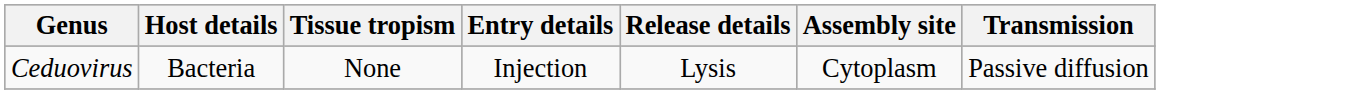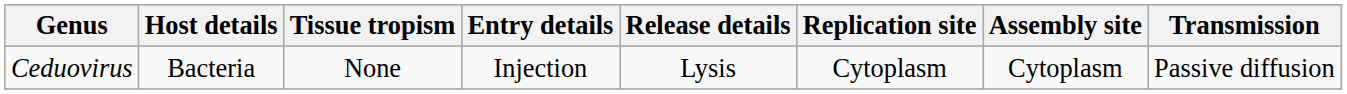+ column: (890, 25)
